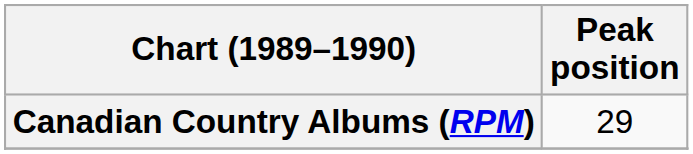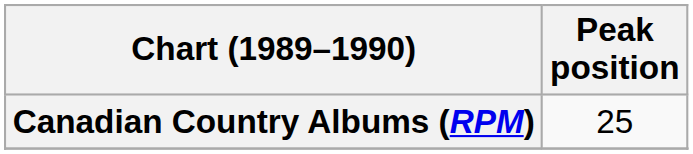(615, 121) 29 -> (615, 121) 25
